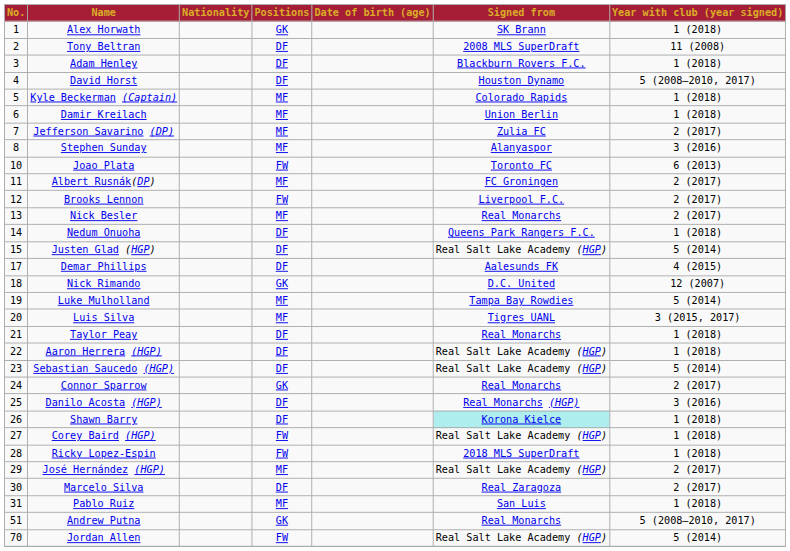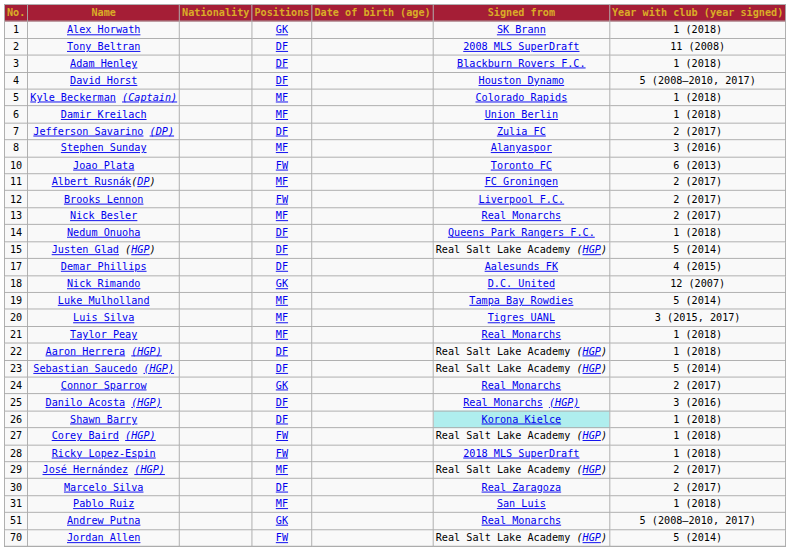(282, 132) MF -> (282, 132) DF
(282, 335) DF -> (282, 335) MF
